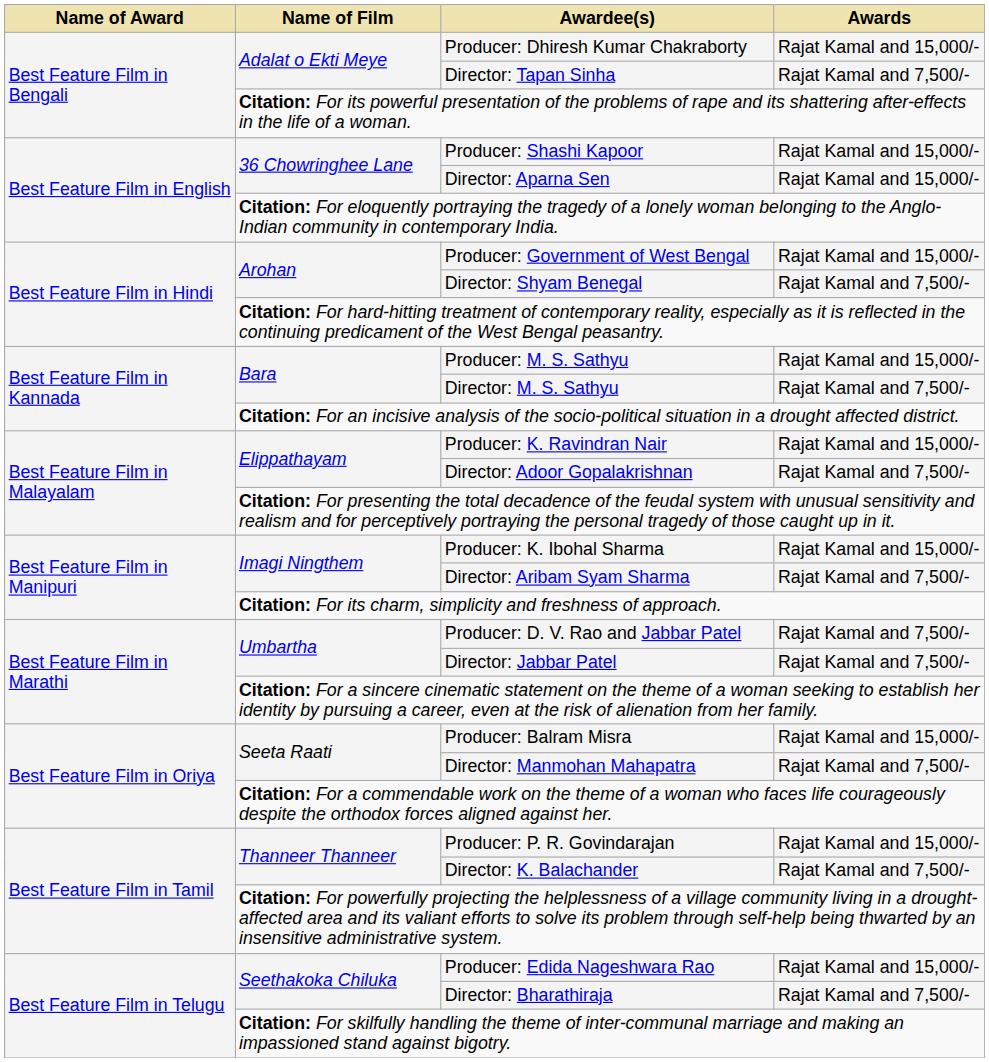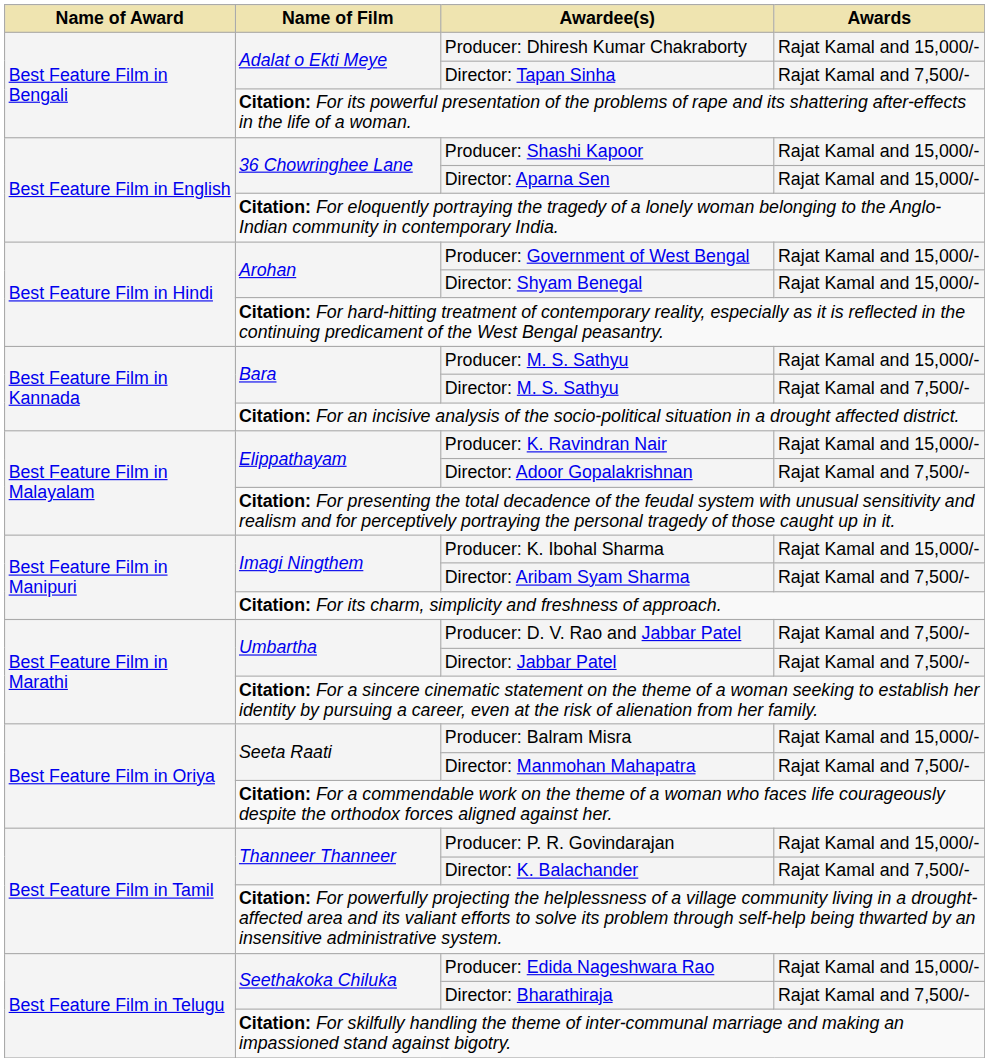(874, 283) Rajat Kamal and 7,500/- -> (879, 283) Rajat Kamal and 15,000/-
